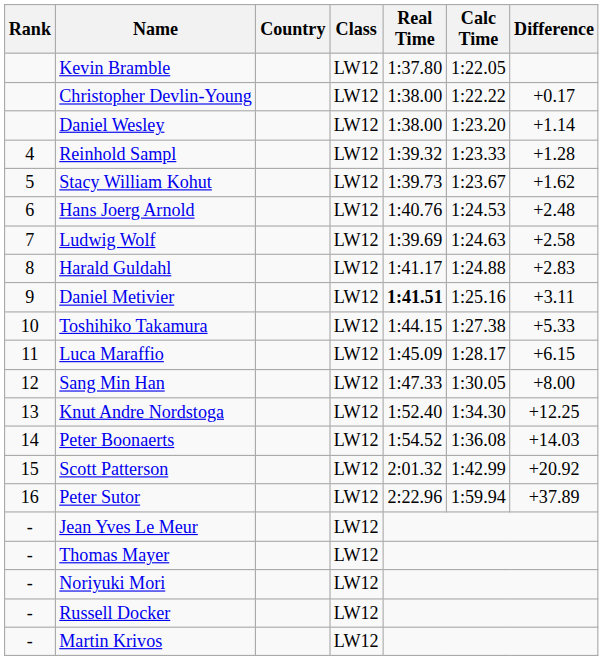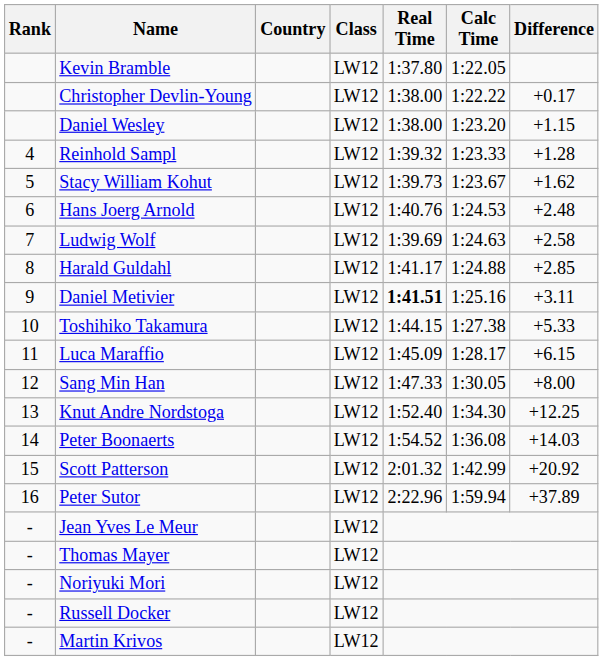(554, 125) +1.14 -> (554, 125) +1.15
(554, 268) +2.83 -> (554, 268) +2.85
